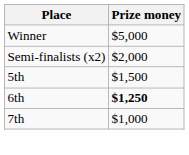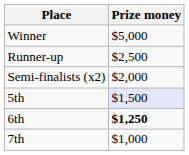+ row: (35, 56)
(130, 77) no background -> (130, 98) lavender background
